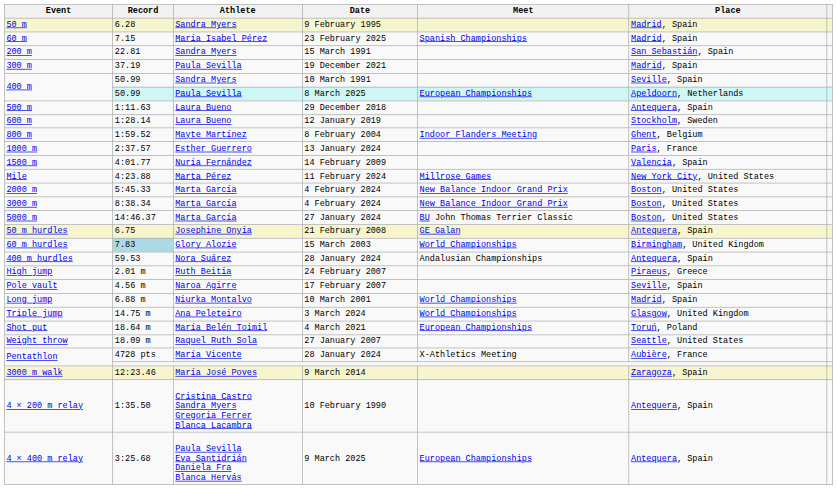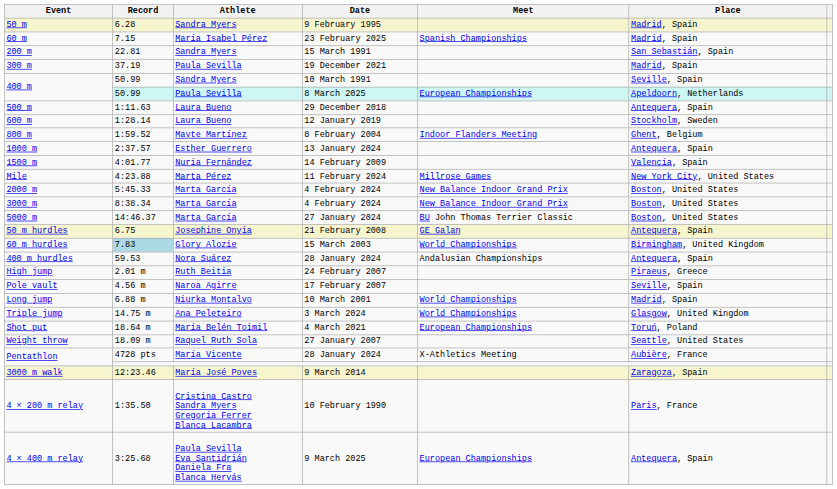(664, 149) Paris, France -> (672, 149) Antequera, Spain
(672, 406) Antequera, Spain -> (664, 406) Paris, France
